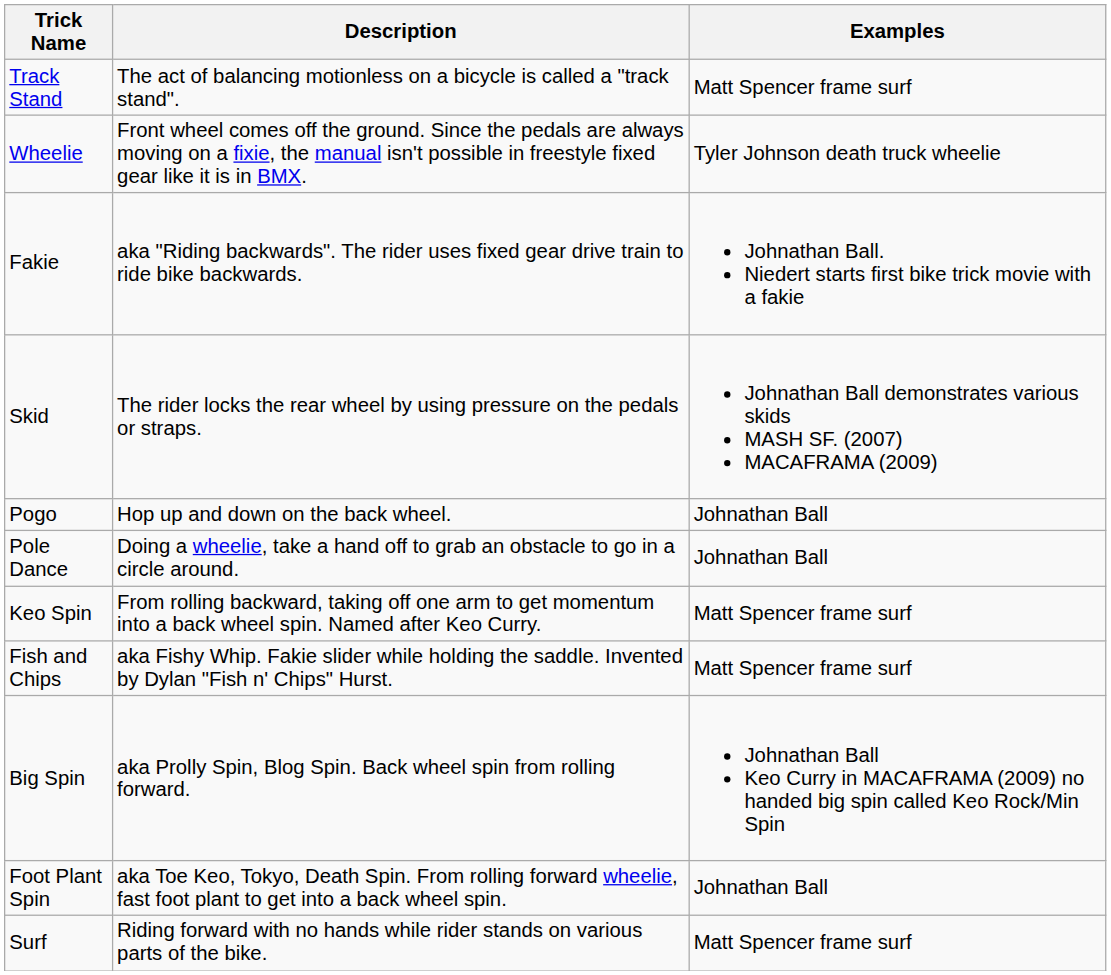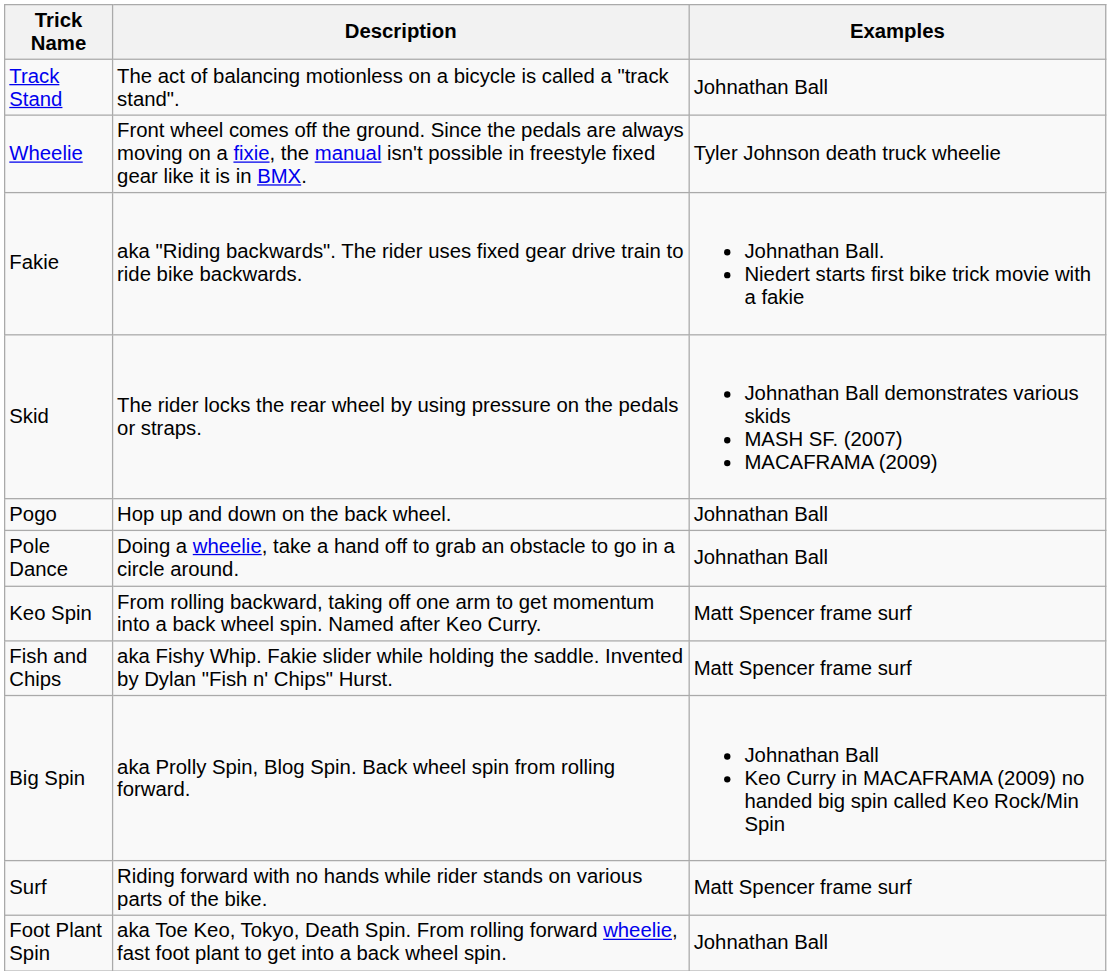(803, 87) Matt Spencer frame surf -> (761, 87) Johnathan Ball
rows swapped: (56, 887) <-> (28, 942)
